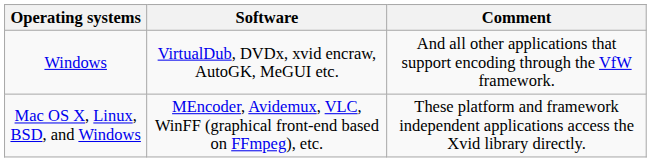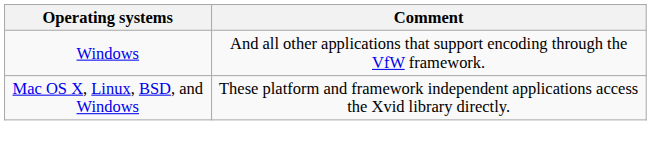- column: (267, 17)
